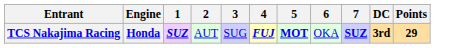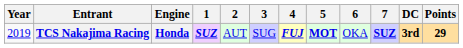+ column: (19, 13)
